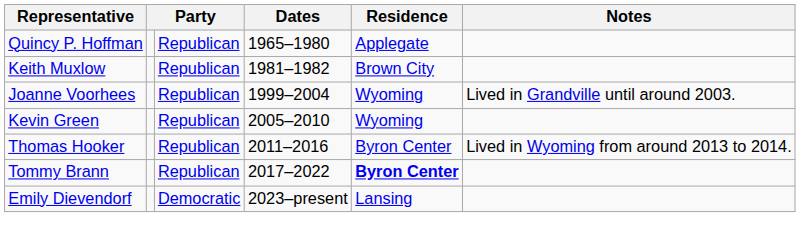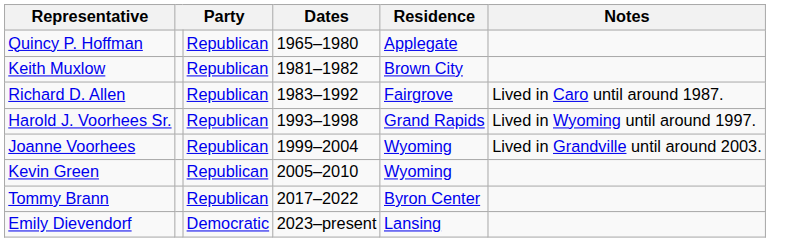+ row: (67, 95)
+ row: (90, 120)
- row: (66, 146)
(407, 172) bold -> (432, 198) normal
